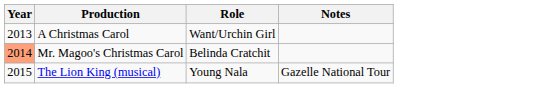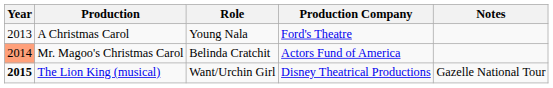+ column: (356, 14)
(232, 33) Want/Urchin Girl -> (218, 33) Young Nala
(20, 72) normal -> (20, 72) bold
(218, 72) Young Nala -> (232, 72) Want/Urchin Girl
